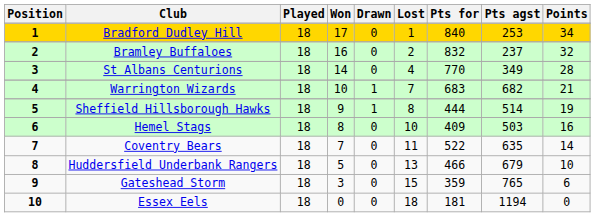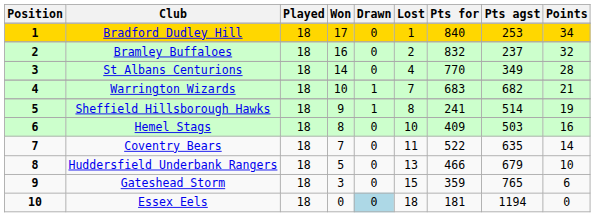(455, 108) 444 -> (455, 108) 241
(374, 202) no background -> (374, 202) lightblue background
